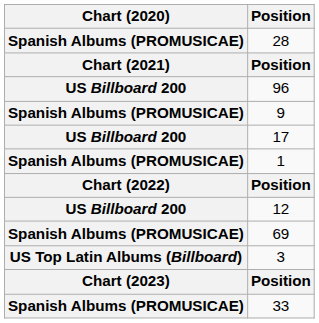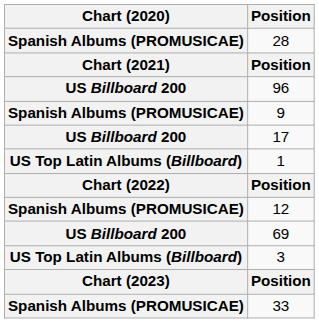(126, 161) Spanish Albums (PROMUSICAE) -> (126, 161) US Top Latin Albums (Billboard)
(126, 209) US Billboard 200 -> (126, 209) Spanish Albums (PROMUSICAE)
(126, 233) Spanish Albums (PROMUSICAE) -> (126, 233) US Billboard 200
